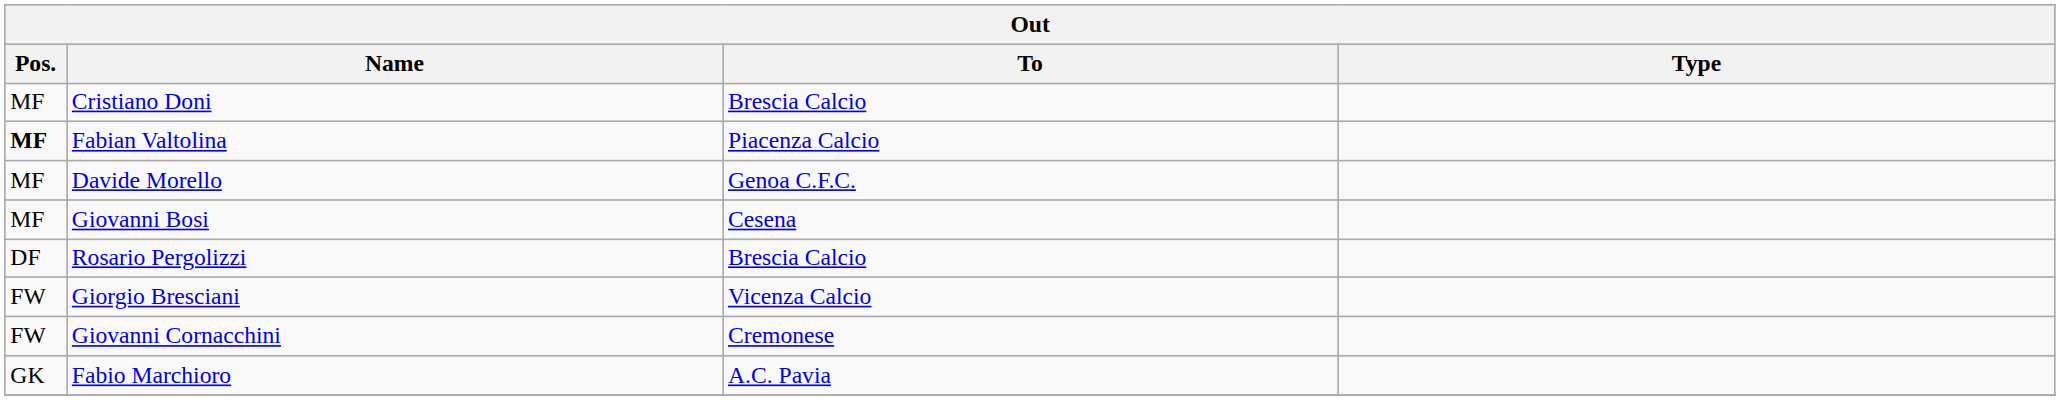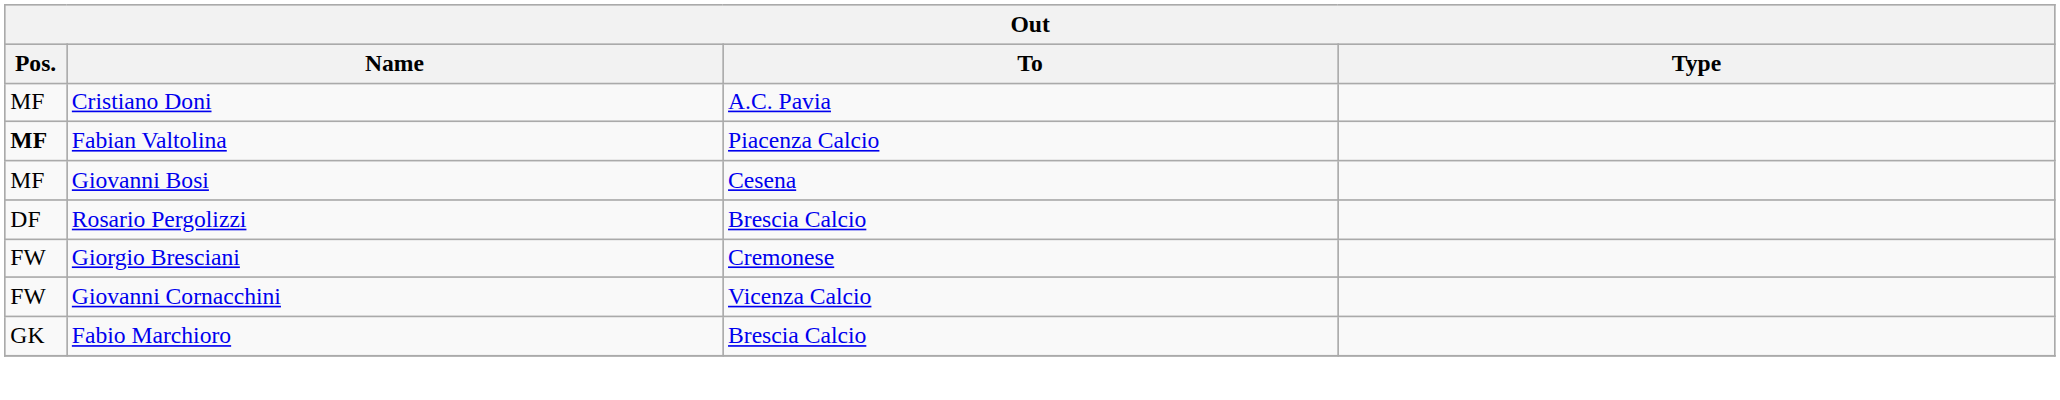(797, 102) Brescia Calcio -> (780, 102) A.C. Pavia
- row: (147, 180)
(800, 297) Vicenza Calcio -> (781, 258) Cremonese
(781, 335) Cremonese -> (800, 297) Vicenza Calcio
(780, 374) A.C. Pavia -> (797, 335) Brescia Calcio
